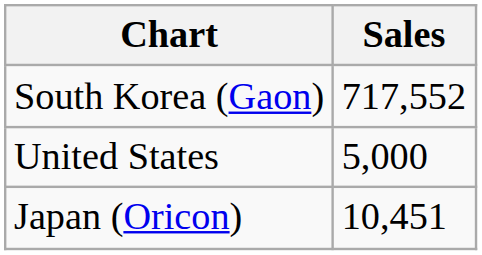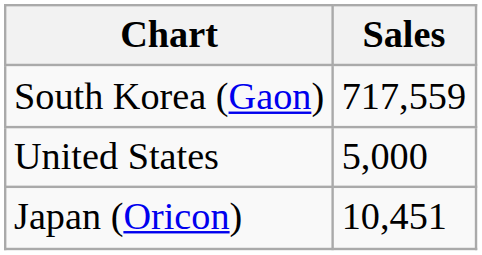(404, 95) 717,552 -> (404, 95) 717,559
